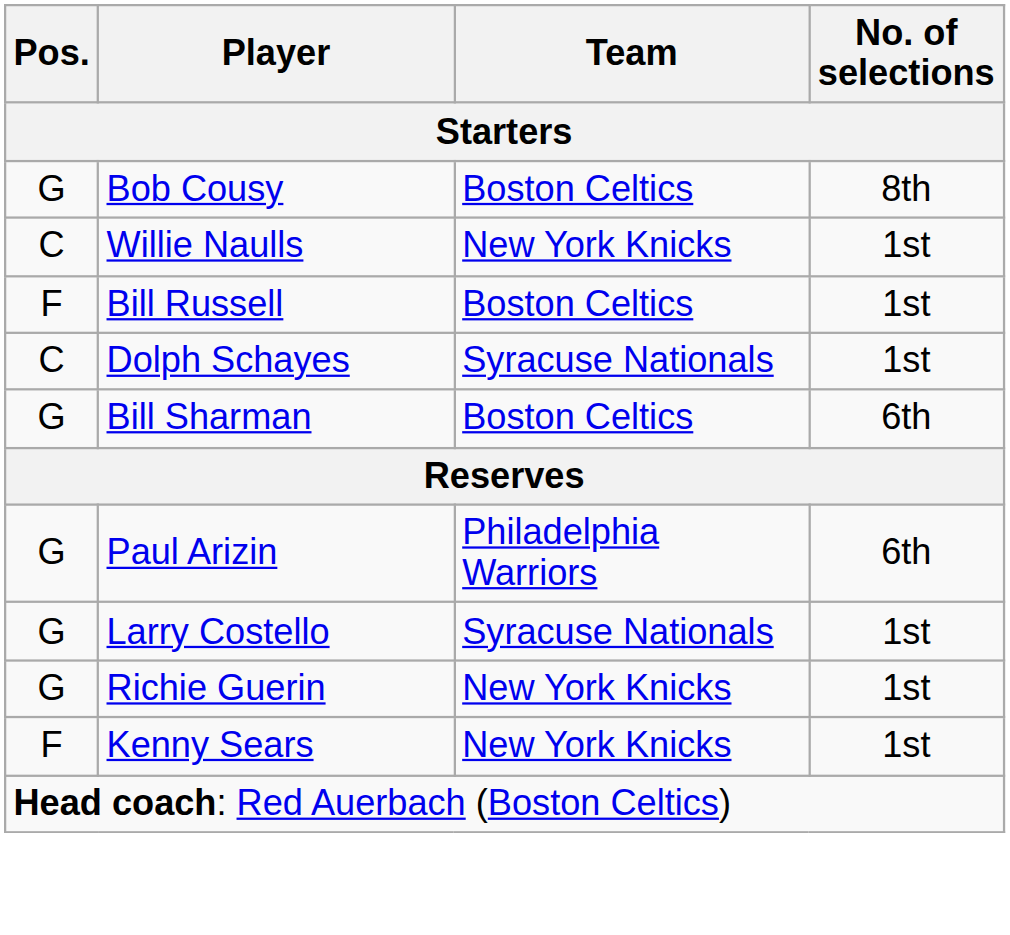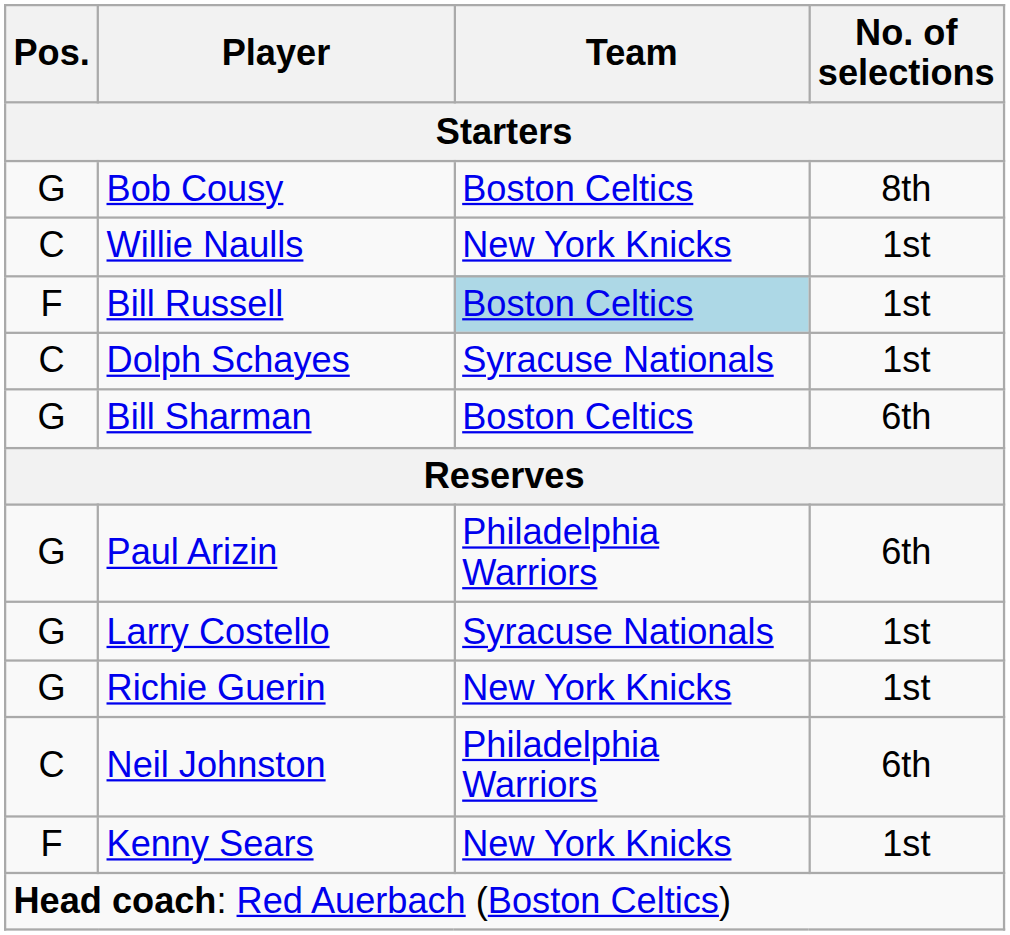(578, 303) no background -> (578, 303) lightblue background
+ row: (216, 765)
